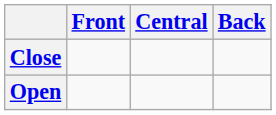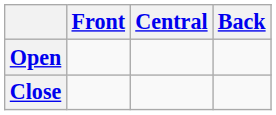rows swapped: (36, 57) <-> (36, 92)
